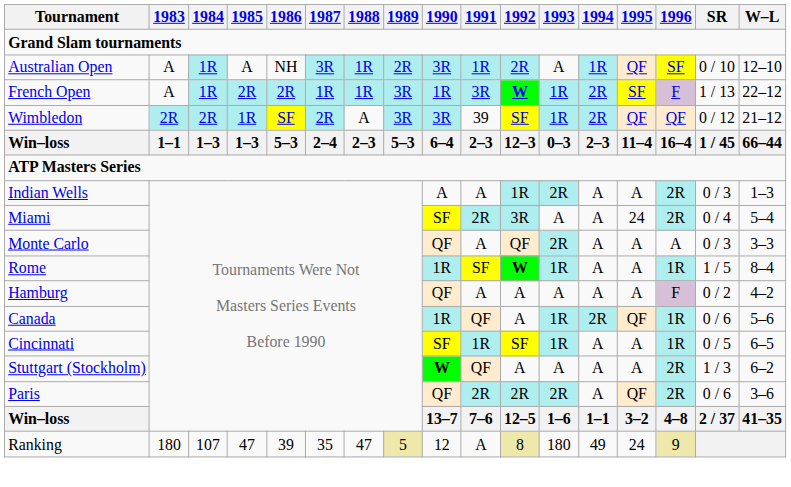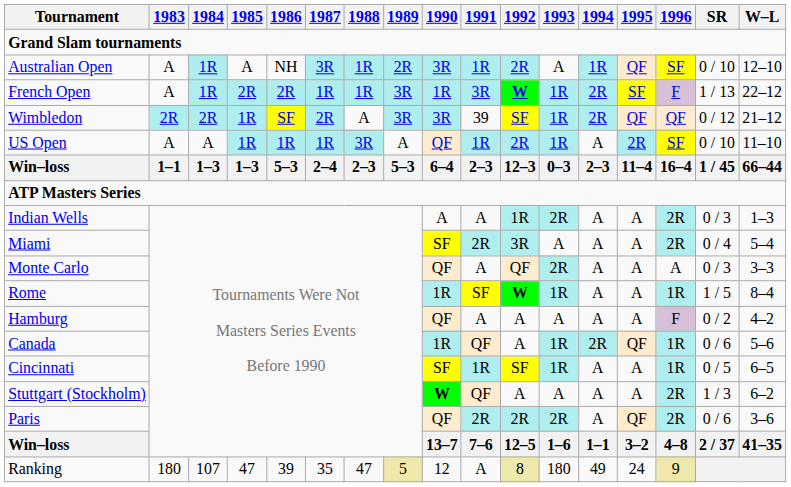+ row: (37, 142)
(637, 218) 24 -> (637, 243) A
